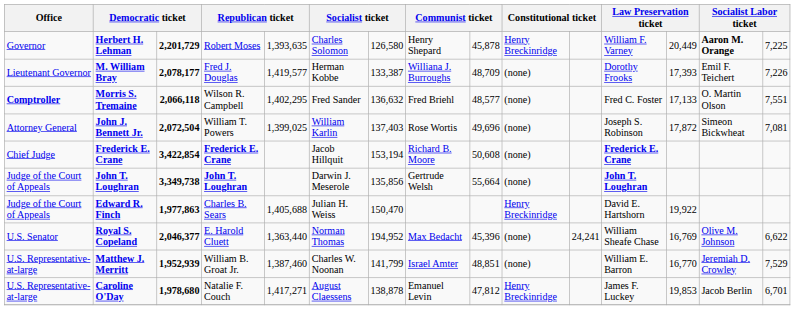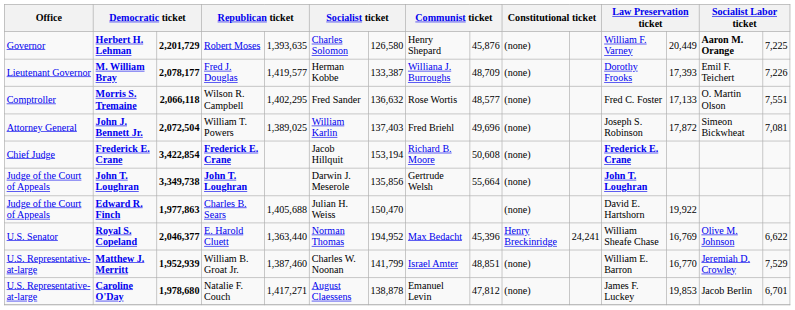(486, 45) 45,878 -> (486, 45) 45,876
(531, 45) Henry Breckinridge -> (517, 45) (none)
(33, 100) bold -> (31, 100) normal
(431, 100) Fred Briehl -> (433, 100) Rose Wortis
(287, 127) 1,399,025 -> (287, 127) 1,389,025
(433, 127) Rose Wortis -> (431, 127) Fred Briehl
(531, 209) Henry Breckinridge -> (517, 209) (none)
(517, 236) (none) -> (531, 236) Henry Breckinridge
(531, 291) Henry Breckinridge -> (517, 291) (none)
